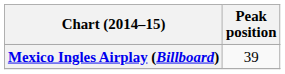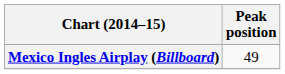(251, 56) 39 -> (251, 56) 49
